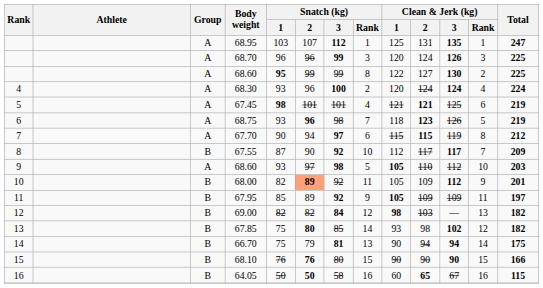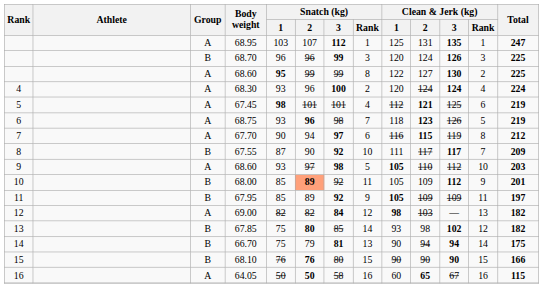(208, 58) A -> (208, 58) B
(396, 105) 121 -> (396, 105) 112
(396, 136) 115 -> (396, 136) 116
(396, 151) 112 -> (396, 151) 111
(281, 182) 82 -> (281, 182) 85
(208, 213) B -> (208, 213) A
(208, 275) B -> (208, 275) A
